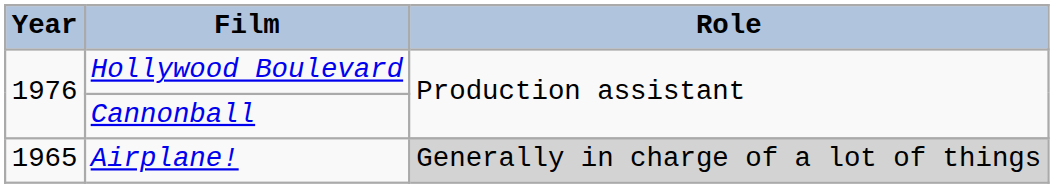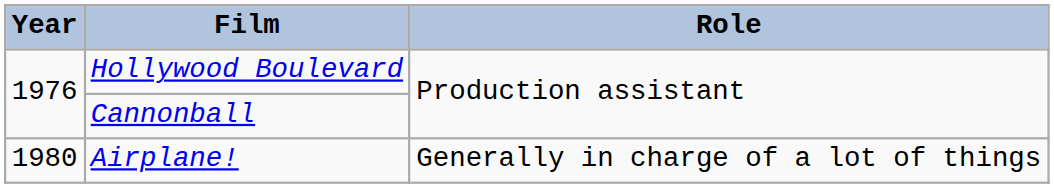(45, 160) 1965 -> (45, 160) 1980
(729, 160) lightgrey background -> (729, 160) no background
